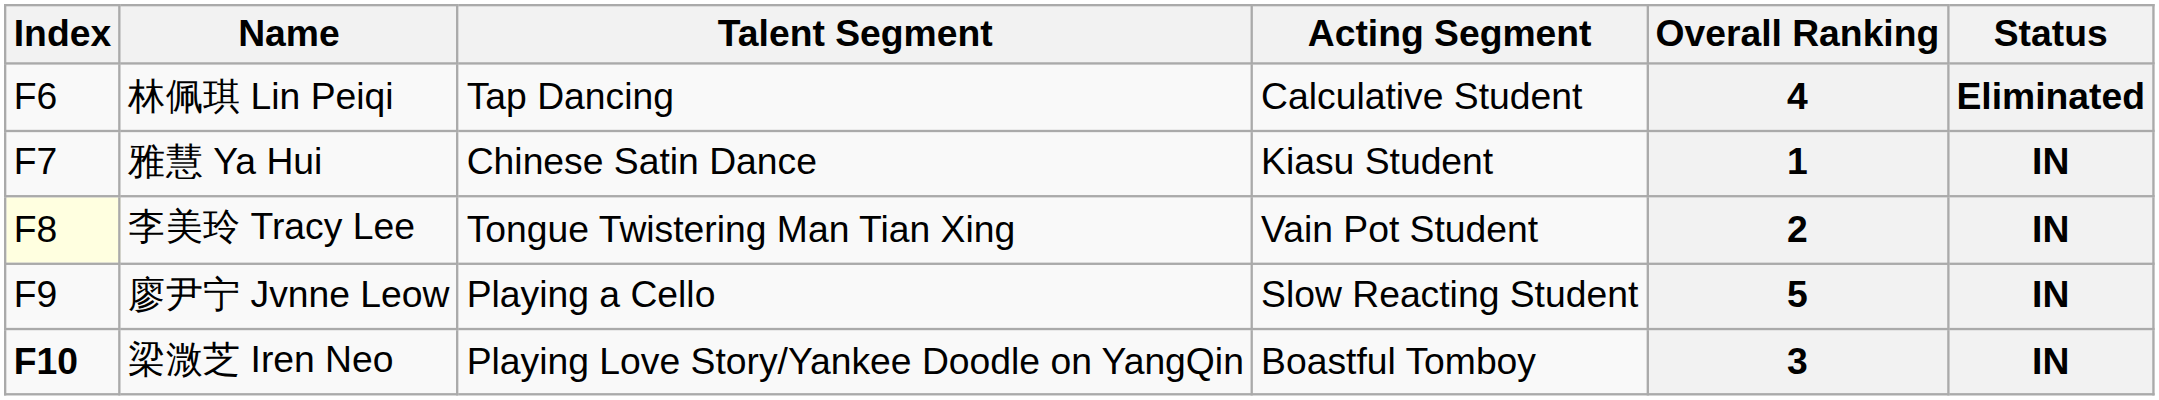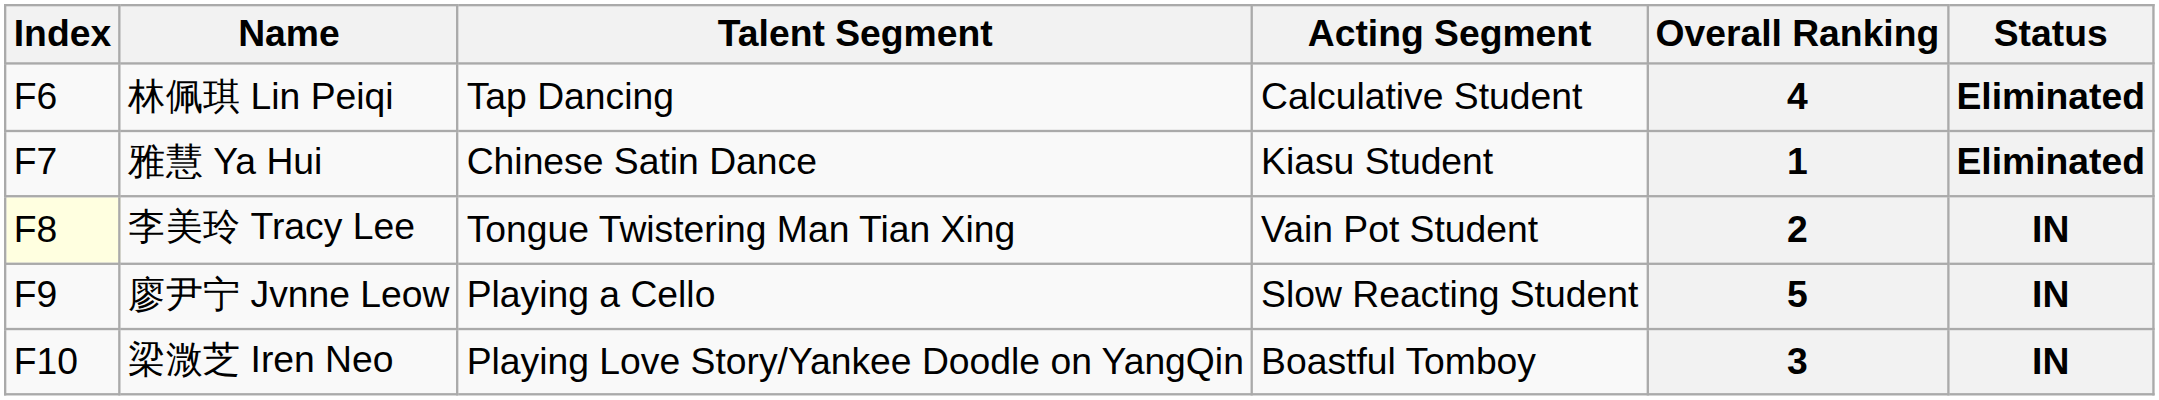(2051, 162) IN -> (2051, 162) Eliminated
(46, 361) bold -> (46, 361) normal
